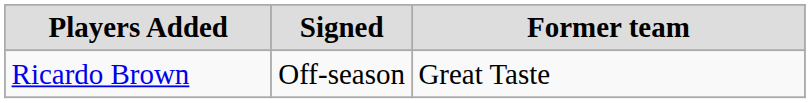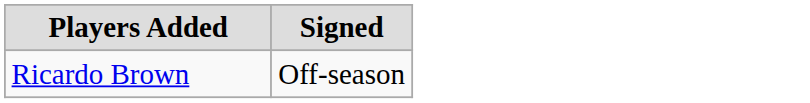- column: (608, 27)
